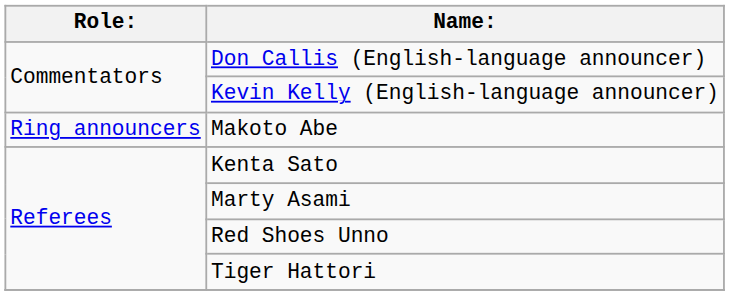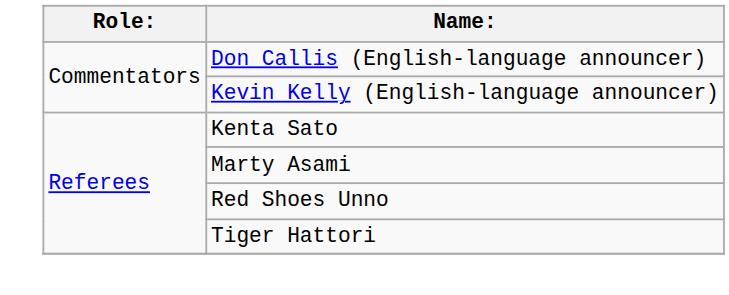- row: (274, 130)
